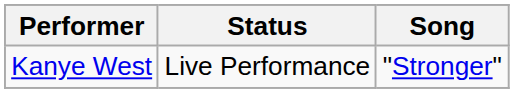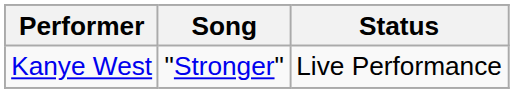columns swapped: (442, 25) <-> (267, 25)
